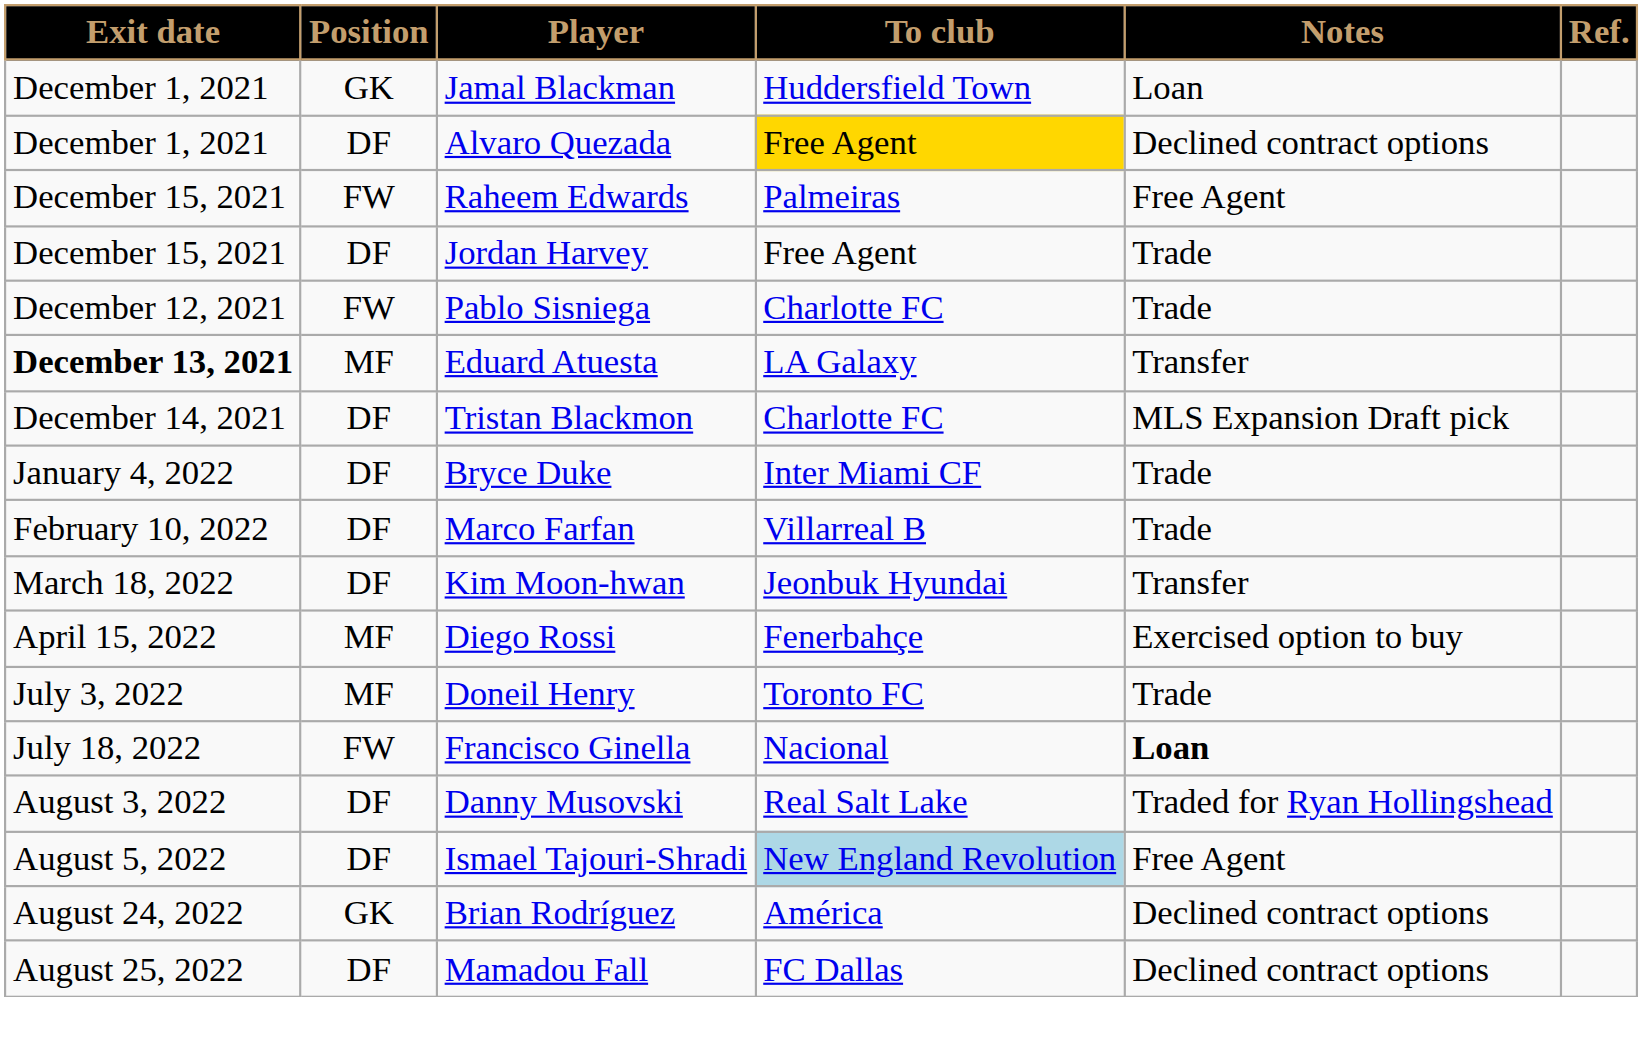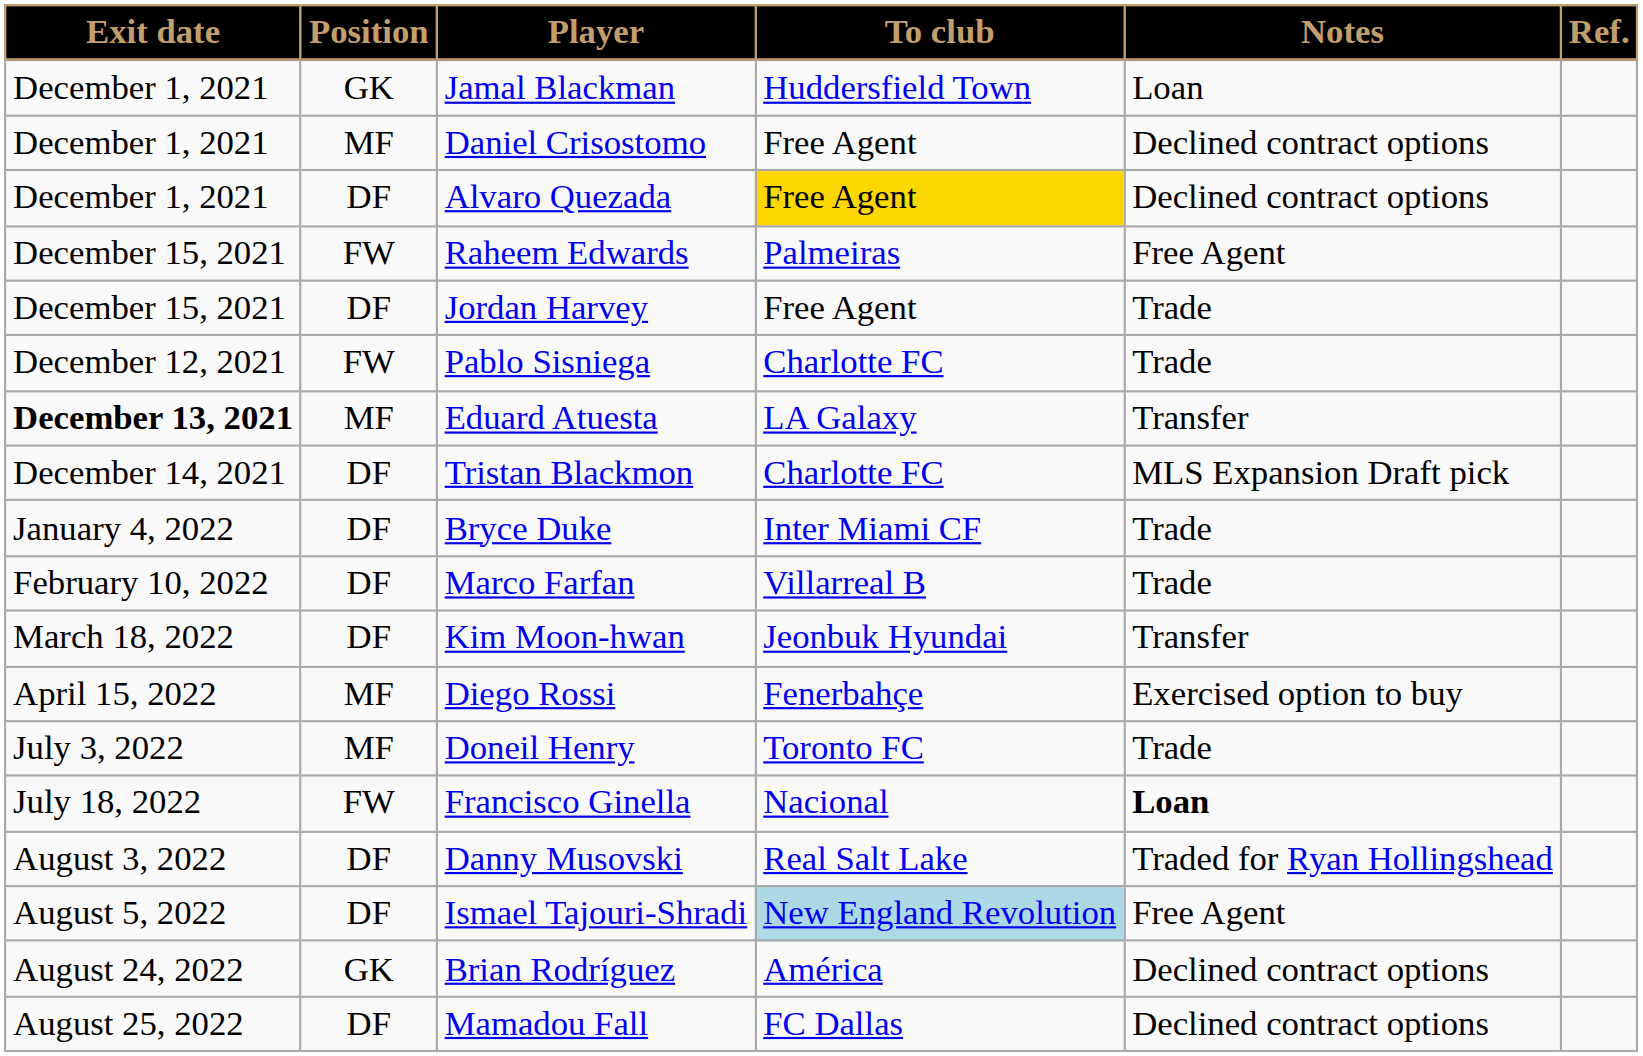+ row: (575, 142)
